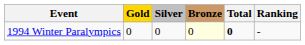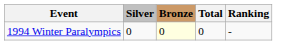- column: (138, 13)
(230, 31) bold -> (201, 31) normal
